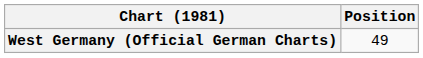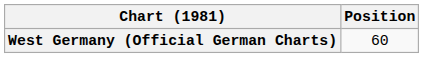(380, 41) 49 -> (380, 41) 60
